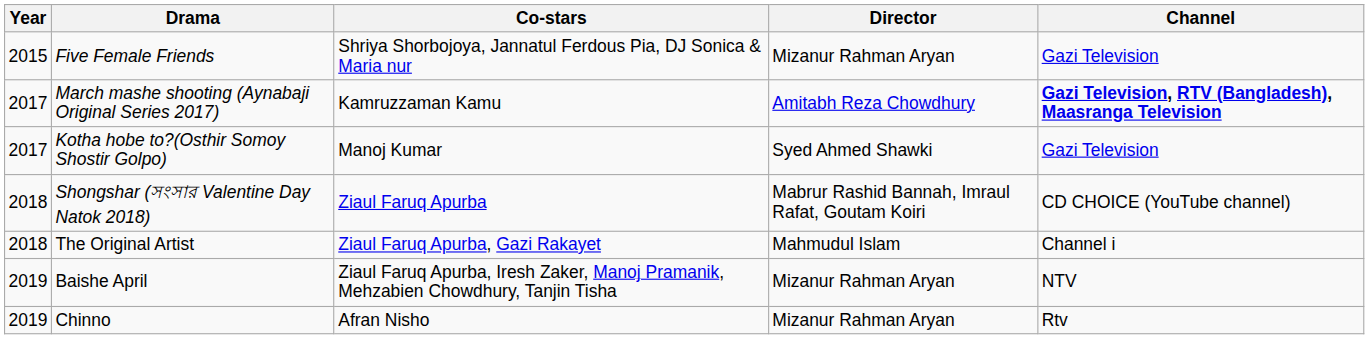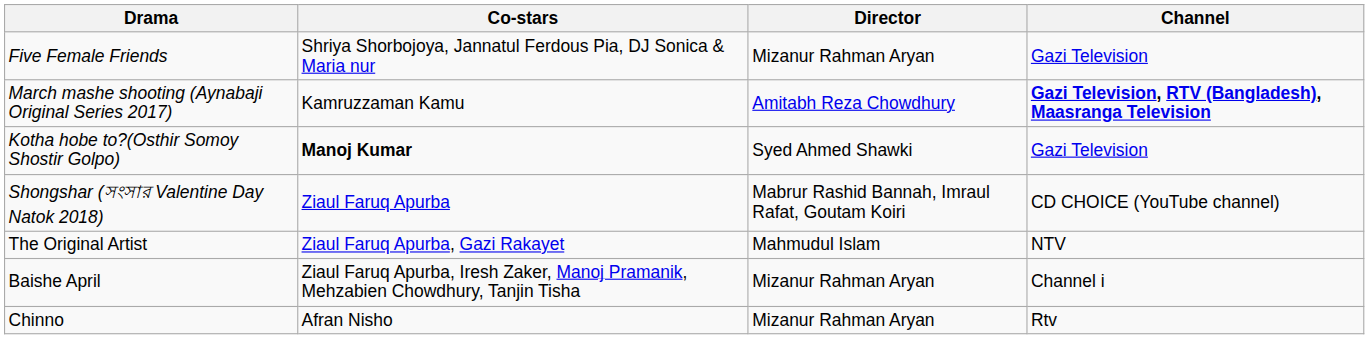- column: (28, 18)
(390, 150) normal -> (357, 150) bold
(1079, 244) Channel i -> (1048, 244) NTV
(1059, 282) NTV -> (1068, 282) Channel i
